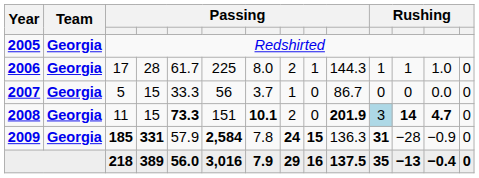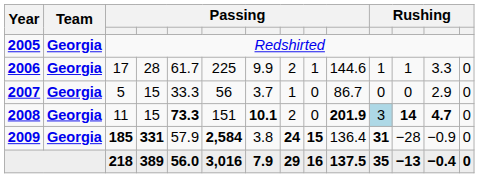(263, 68) 8.0 -> (263, 68) 9.9
(348, 68) 144.3 -> (348, 68) 144.6
(442, 68) 1.0 -> (442, 68) 3.3
(442, 92) 0.0 -> (442, 92) 2.9
(263, 138) 7.8 -> (263, 138) 3.8
(348, 138) 136.3 -> (348, 138) 136.4
